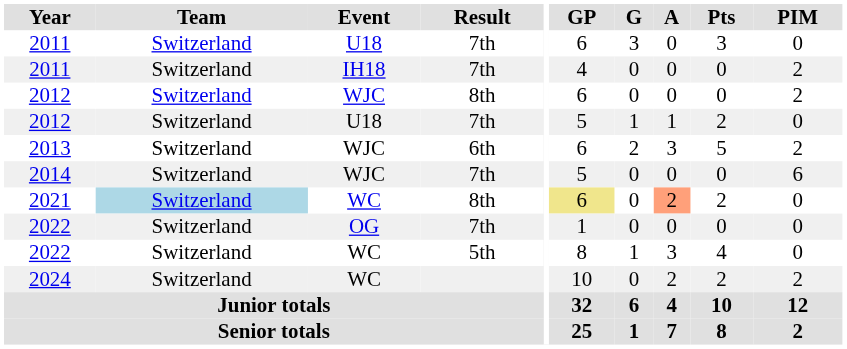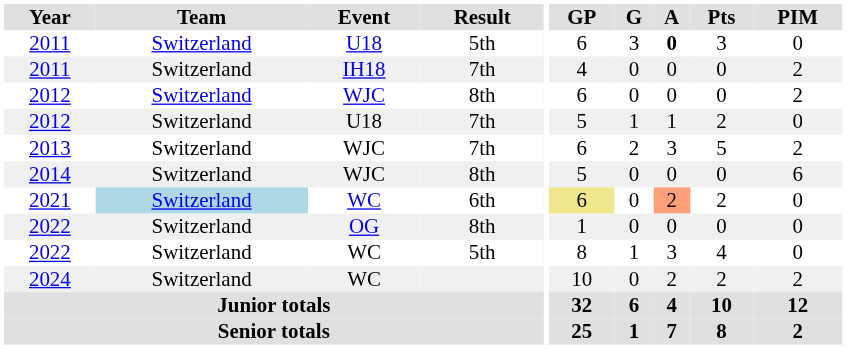(482, 43) 7th -> (482, 43) 5th
(672, 43) normal -> (672, 43) bold
(482, 147) 6th -> (482, 147) 7th
(482, 174) 7th -> (482, 174) 8th
(482, 200) 8th -> (482, 200) 6th
(482, 226) 7th -> (482, 226) 8th
